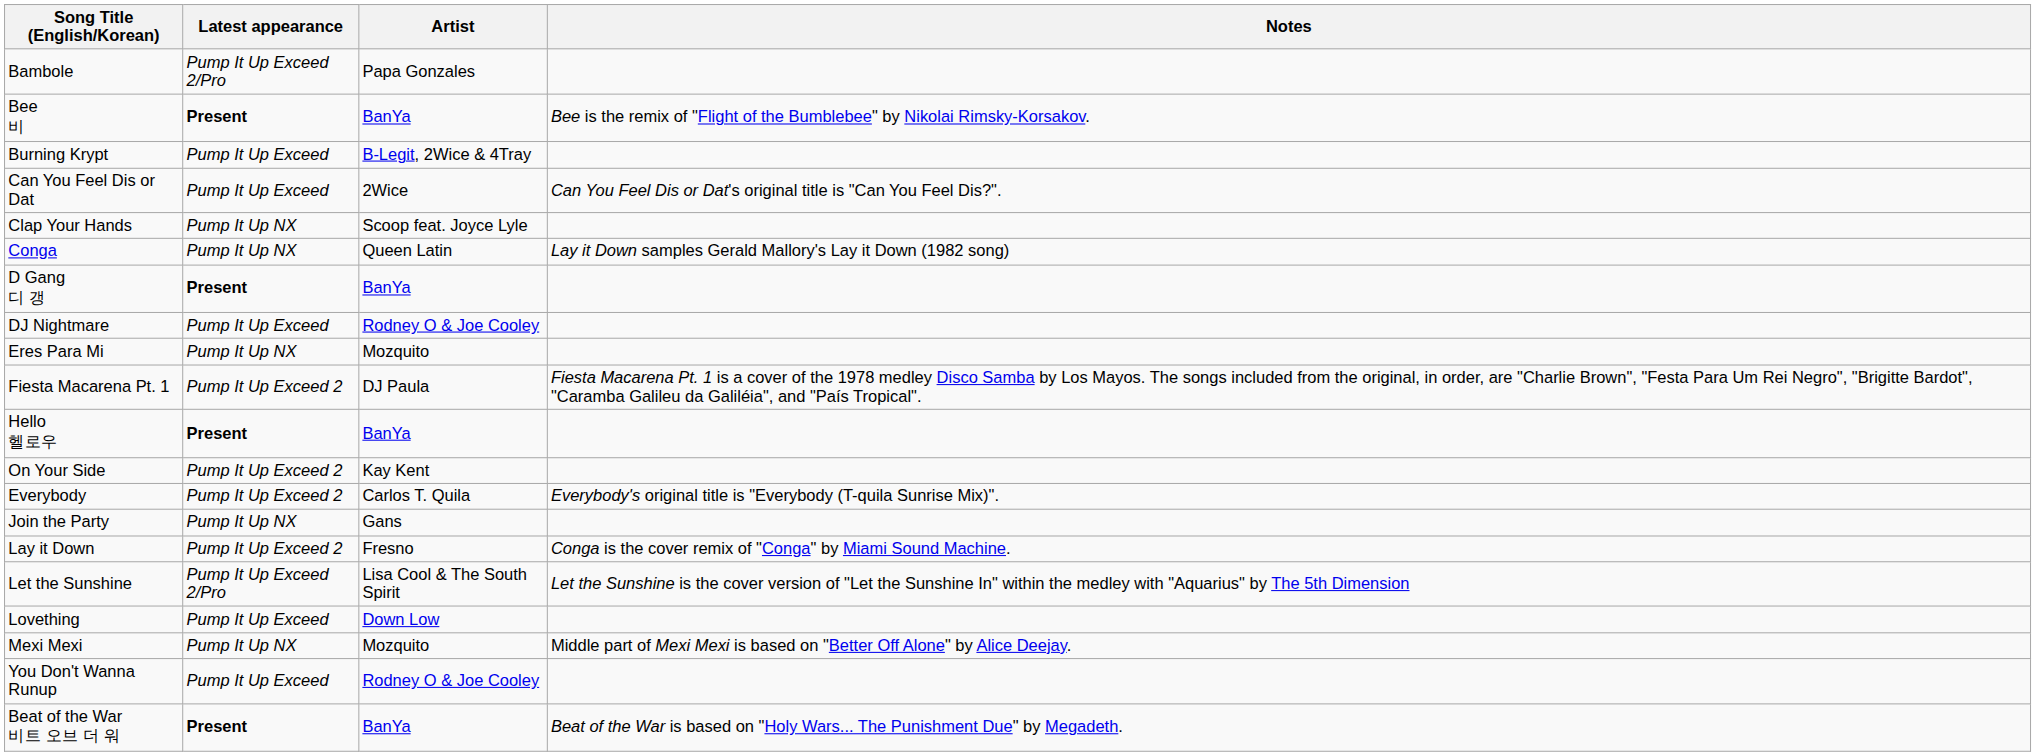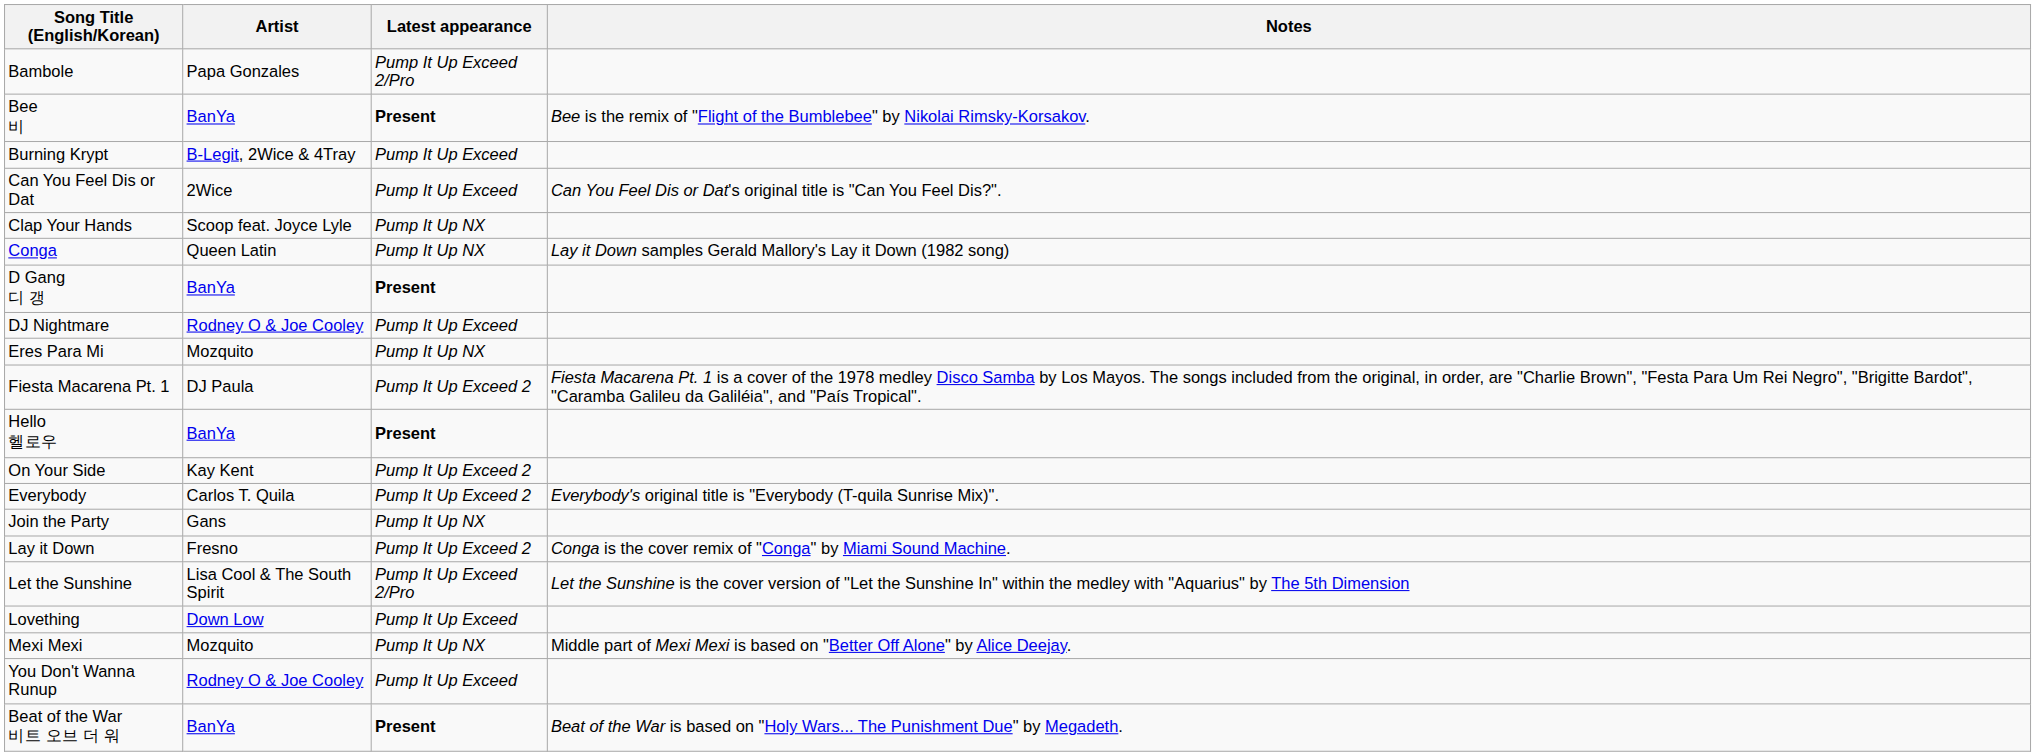columns swapped: (453, 26) <-> (271, 26)
